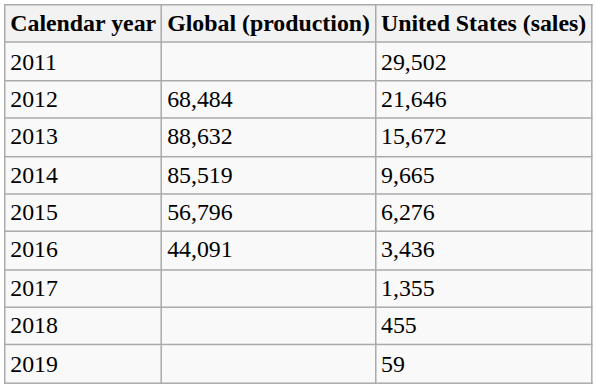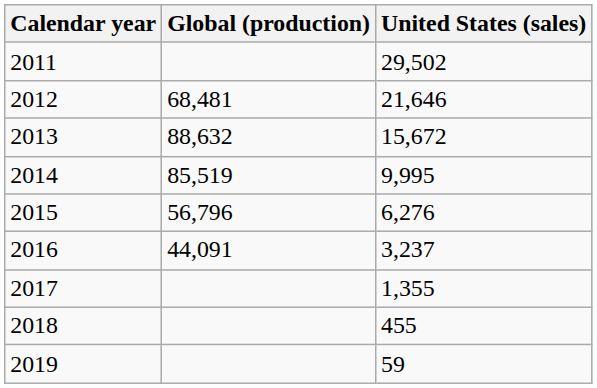(200, 99) 68,484 -> (200, 99) 68,481
(408, 174) 9,665 -> (408, 174) 9,995
(408, 250) 3,436 -> (408, 250) 3,237
